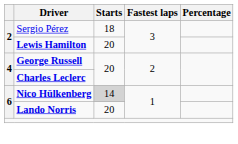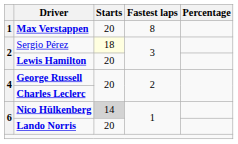+ row: (53, 28)
(109, 28) no background -> (109, 45) lightyellow background
